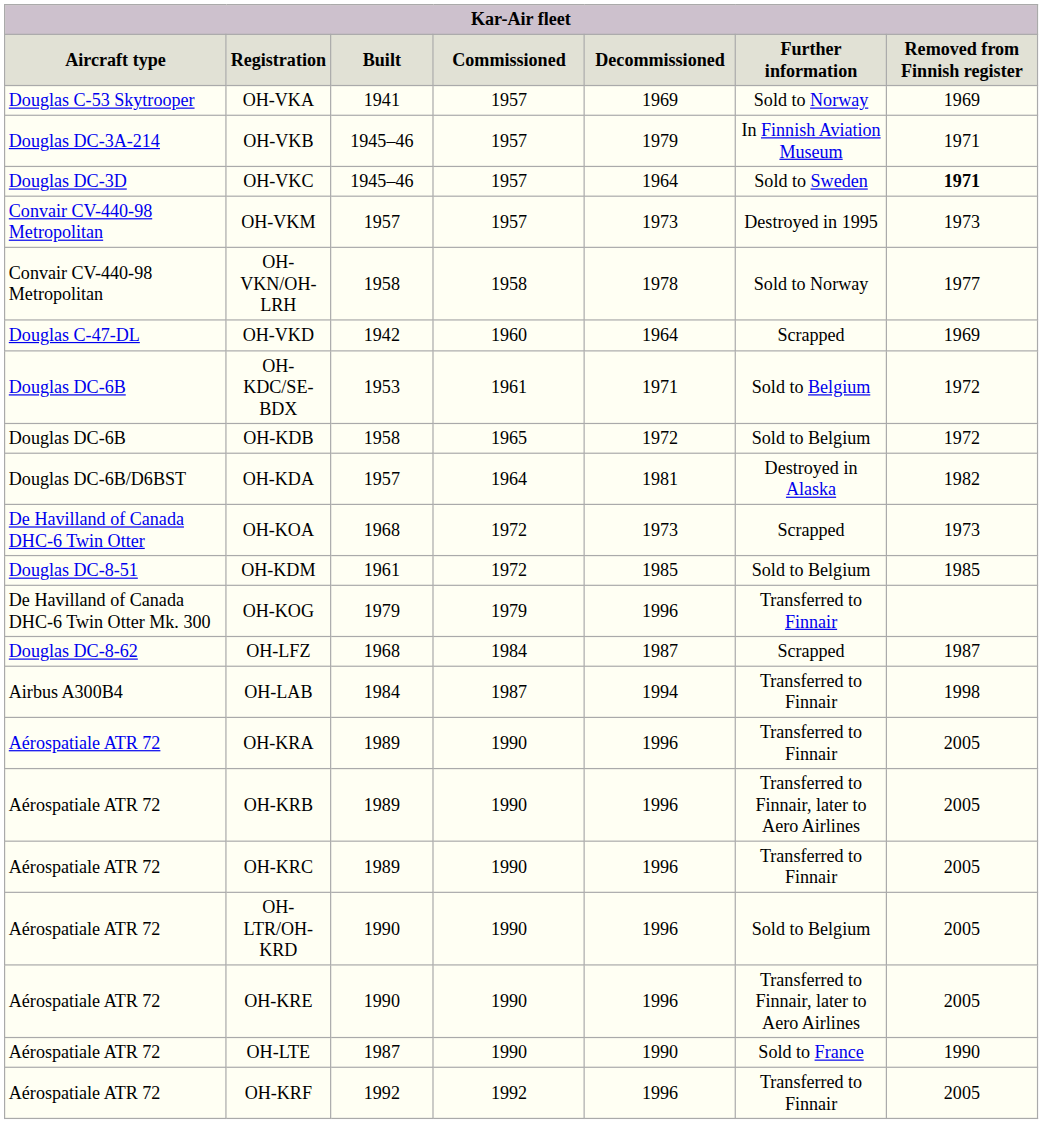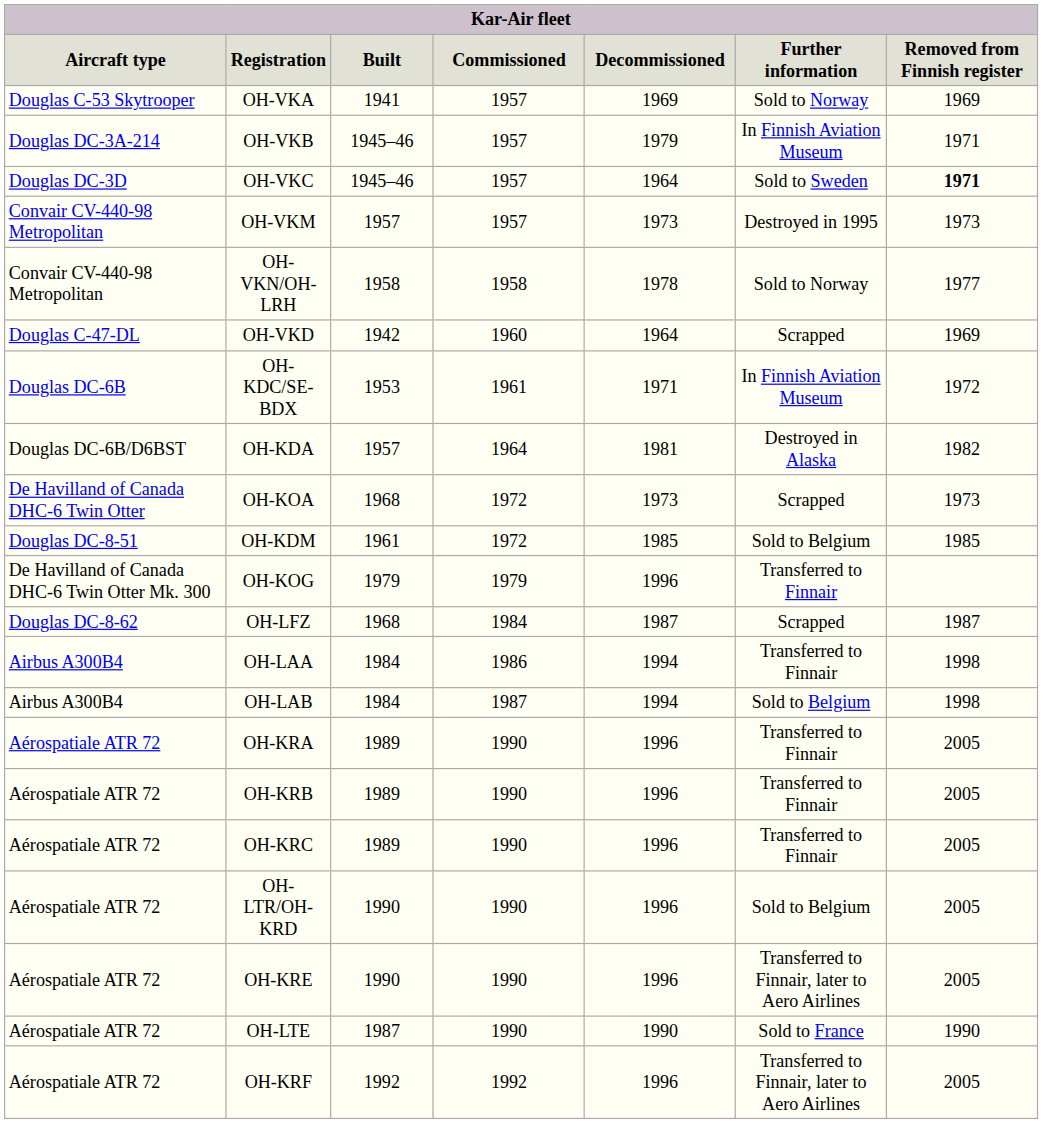(811, 386) Sold to Belgium -> (811, 386) In Finnish Aviation Museum
- row: (278, 437)
+ row: (278, 662)
(811, 691) Transferred to Finnair -> (811, 702) Sold to Belgium
(811, 805) Transferred to Finnair, later to Aero Airlines -> (811, 794) Transferred to Finnair
(811, 1093) Transferred to Finnair -> (811, 1082) Transferred to Finnair, later to Aero Airlines
